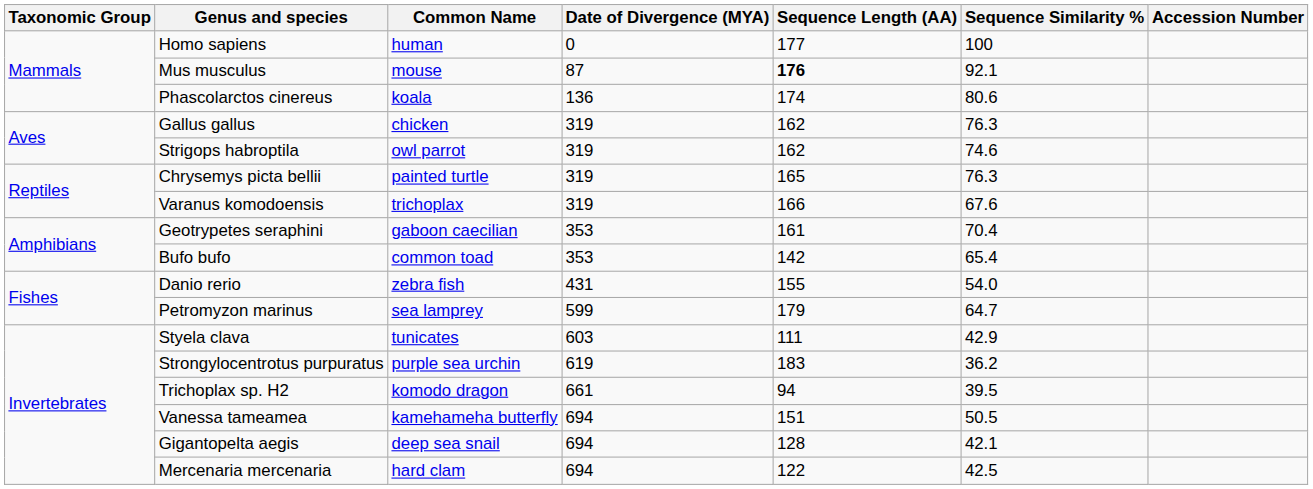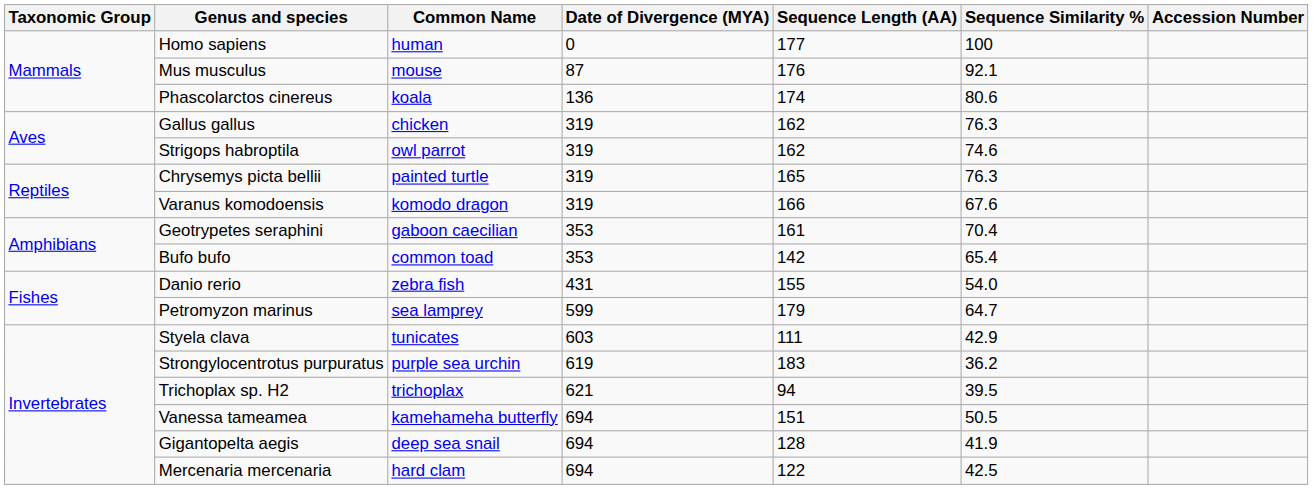(791, 71) bold -> (791, 71) normal
(427, 204) trichoplax -> (450, 204) komodo dragon
(450, 390) komodo dragon -> (427, 390) trichoplax
(579, 390) 661 -> (579, 390) 621
(981, 444) 42.1 -> (981, 444) 41.9
